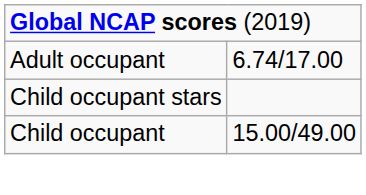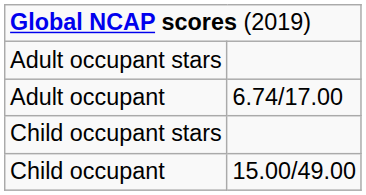+ row: (116, 60)
